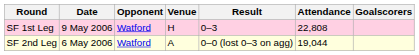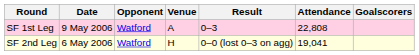(171, 27) H -> (171, 27) A
(171, 43) A -> (171, 43) H
(313, 43) 19,044 -> (313, 43) 19,041
